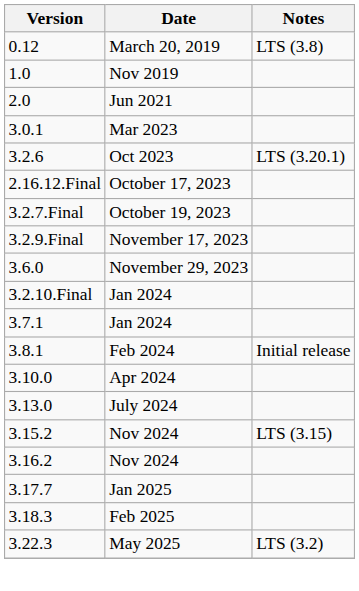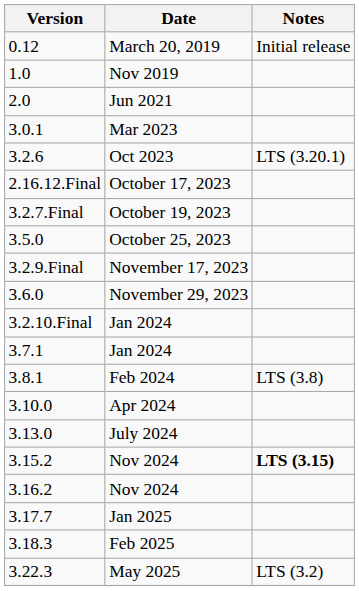(290, 45) LTS (3.8) -> (303, 45) Initial release
+ row: (26, 239)
(303, 350) Initial release -> (290, 377) LTS (3.8)
(294, 433) normal -> (295, 460) bold
